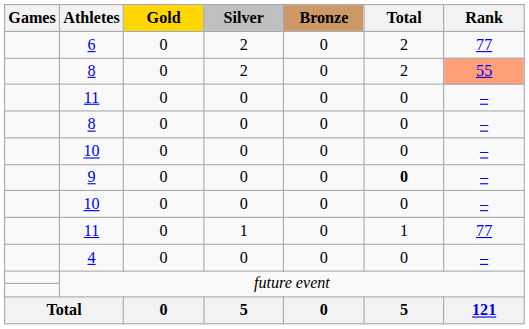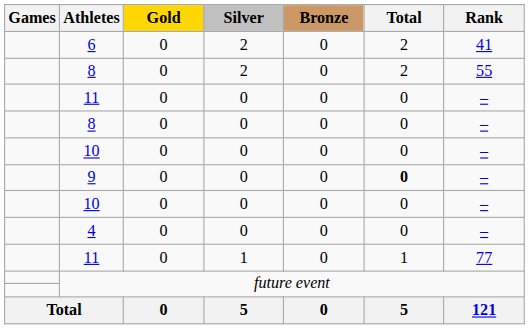(484, 44) 77 -> (484, 44) 41
(484, 71) lightsalmon background -> (484, 71) no background
rows swapped: (92, 230) <-> (92, 257)
